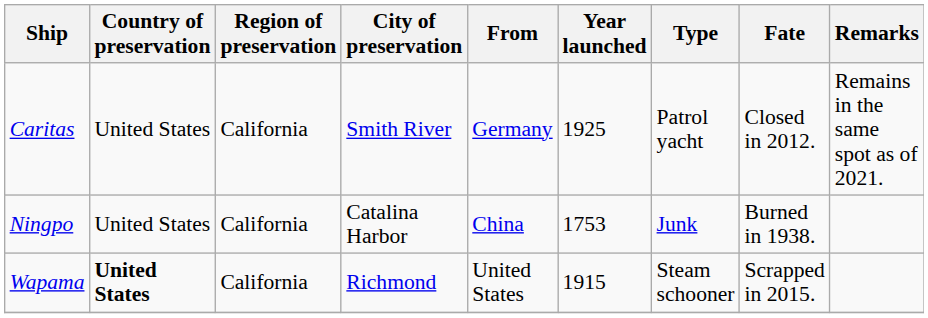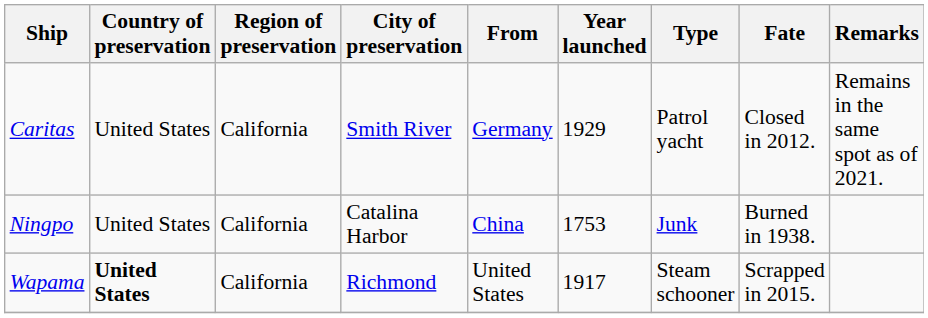(584, 128) 1925 -> (584, 128) 1929
(584, 282) 1915 -> (584, 282) 1917
